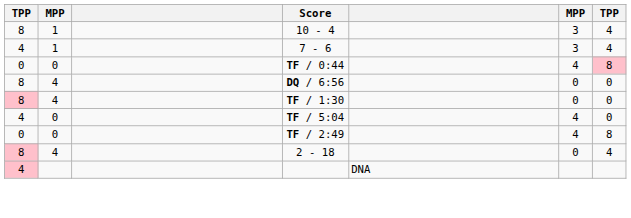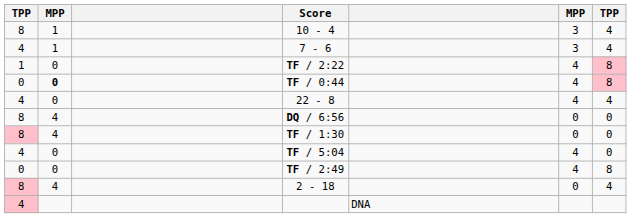+ row: (315, 65)
(55, 65) normal -> (55, 83) bold
+ row: (315, 100)
